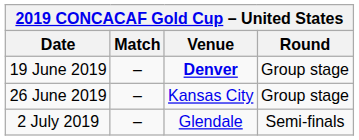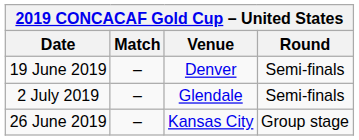(211, 70) bold -> (211, 70) normal
(305, 70) Group stage -> (305, 70) Semi-finals
rows swapped: (58, 96) <-> (58, 122)
